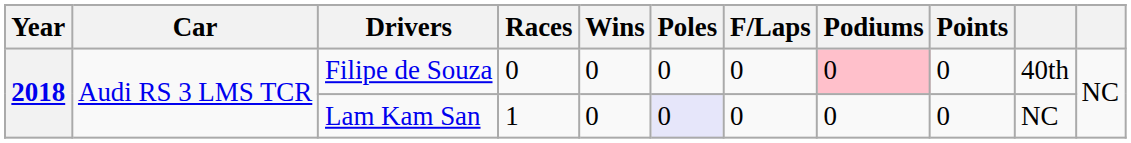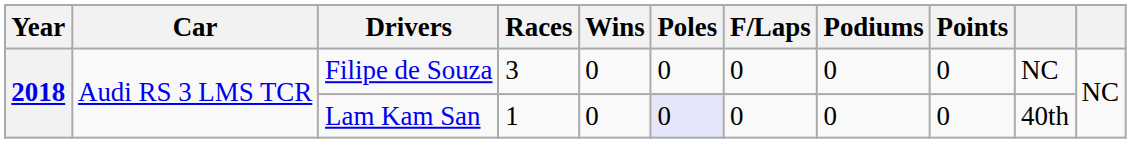(512, 70) 0 -> (512, 70) 3
(830, 70) pink background -> (830, 70) no background
(1045, 70) 40th -> (1040, 70) NC
(1040, 115) NC -> (1045, 115) 40th
